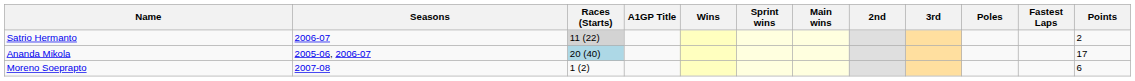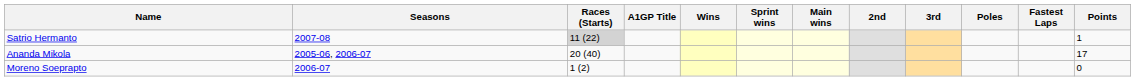(312, 37) 2006-07 -> (312, 37) 2007-08
(1079, 37) 2 -> (1079, 37) 1
(585, 53) lightblue background -> (585, 53) no background
(312, 68) 2007-08 -> (312, 68) 2006-07
(1079, 68) 6 -> (1079, 68) 0
